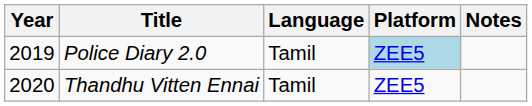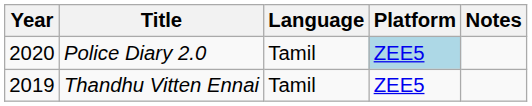(32, 52) 2019 -> (32, 52) 2020
(32, 85) 2020 -> (32, 85) 2019
